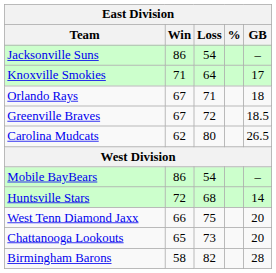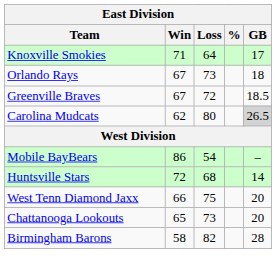- row: (53, 55)
(209, 95) 71 -> (209, 75) 73
(258, 136) no background -> (258, 116) lightgrey background
